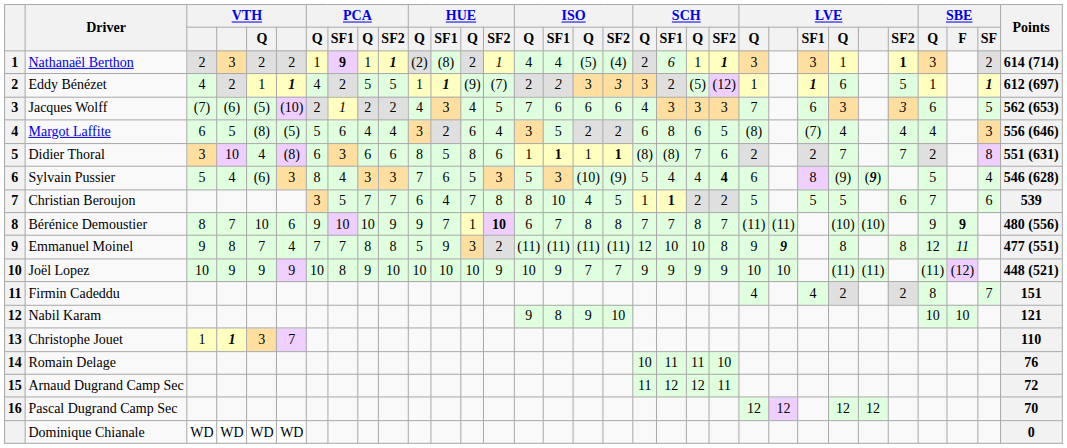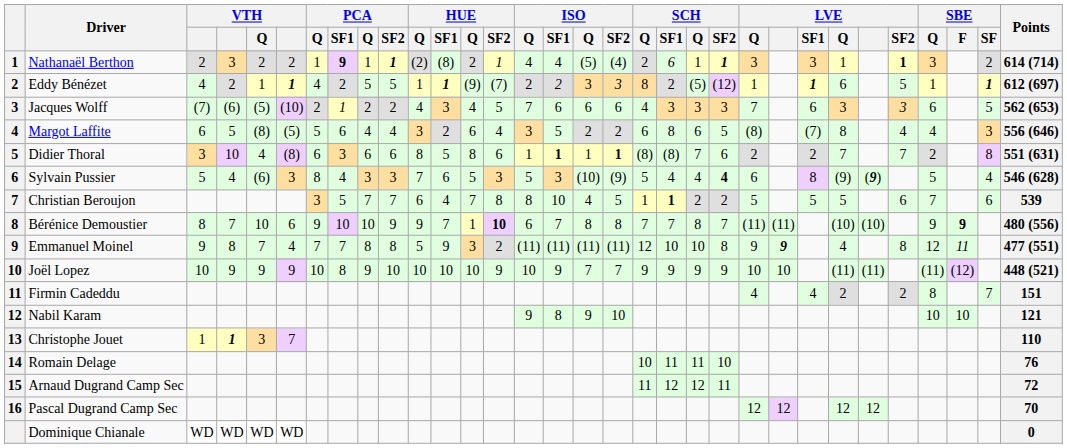(645, 84) 3 -> (645, 84) 8
(843, 131) 4 -> (843, 131) 8
(843, 246) 8 -> (843, 246) 4
